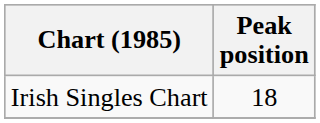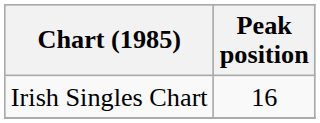(264, 96) 18 -> (264, 96) 16
